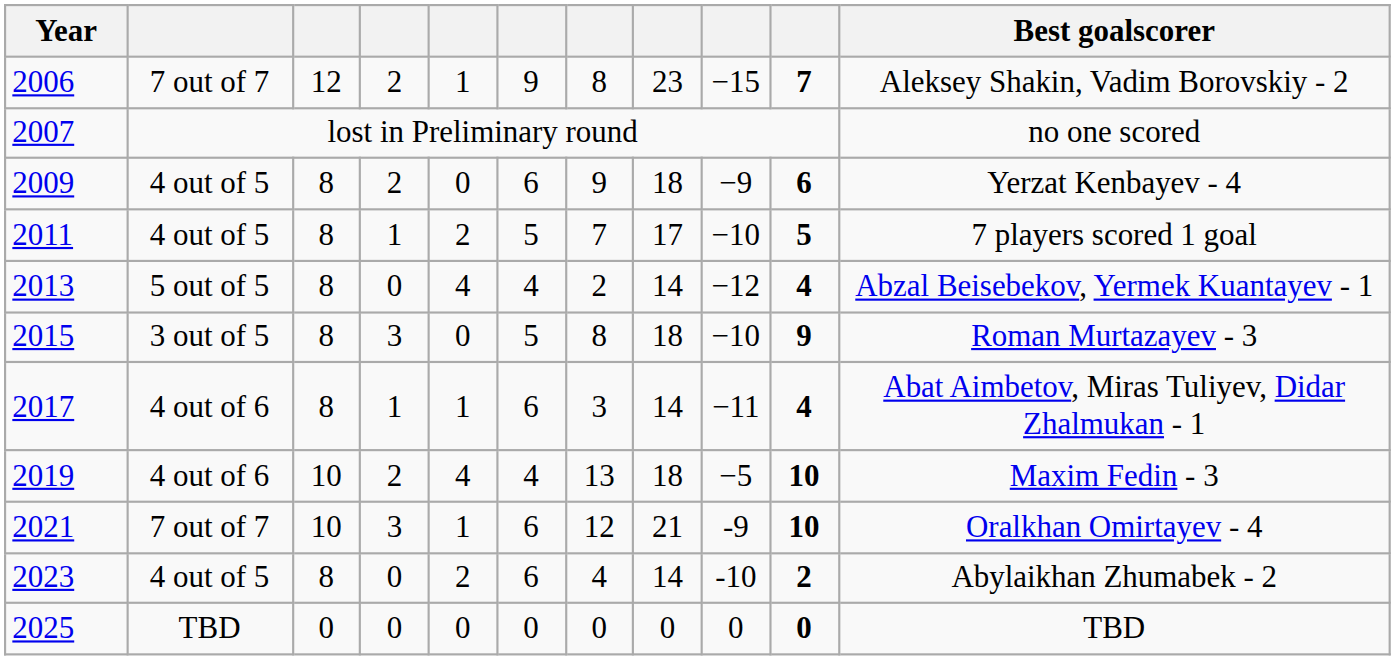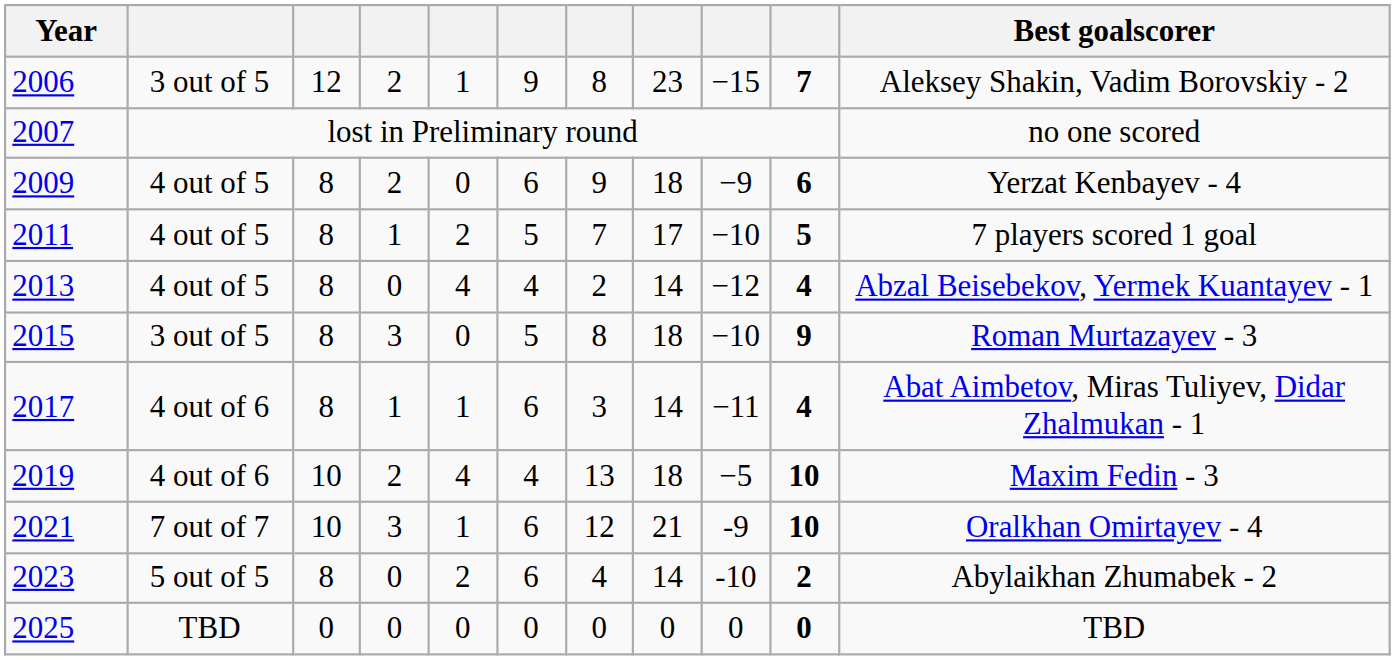(210, 81) 7 out of 7 -> (210, 81) 3 out of 5
(210, 285) 5 out of 5 -> (210, 285) 4 out of 5
(210, 577) 4 out of 5 -> (210, 577) 5 out of 5
